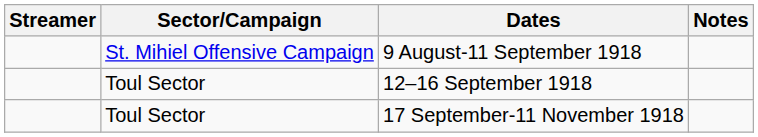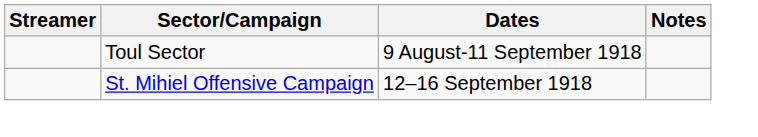(239, 52) St. Mihiel Offensive Campaign -> (155, 52) Toul Sector
(155, 83) Toul Sector -> (239, 83) St. Mihiel Offensive Campaign
- row: (534, 115)
